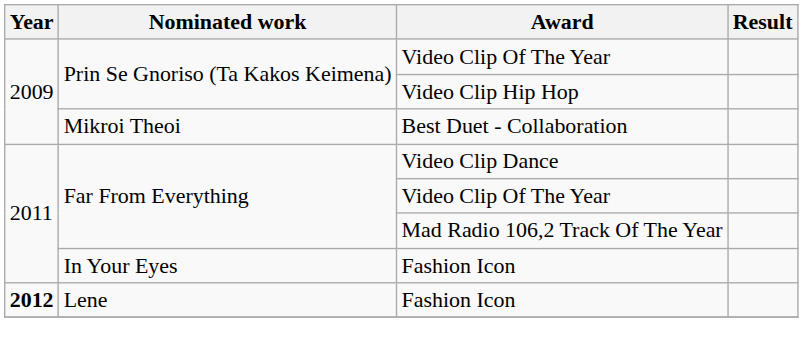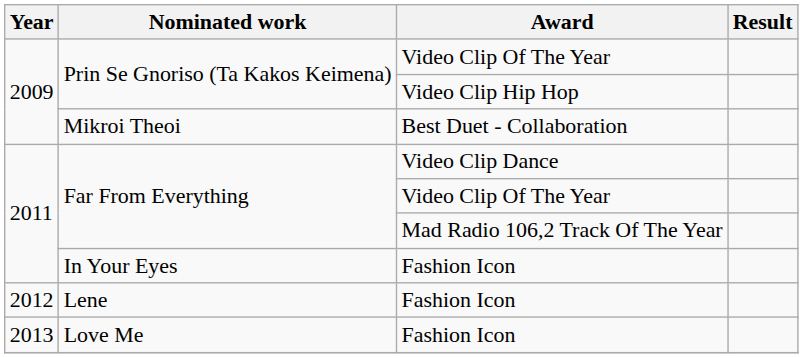(32, 299) bold -> (32, 299) normal
+ row: (104, 334)
